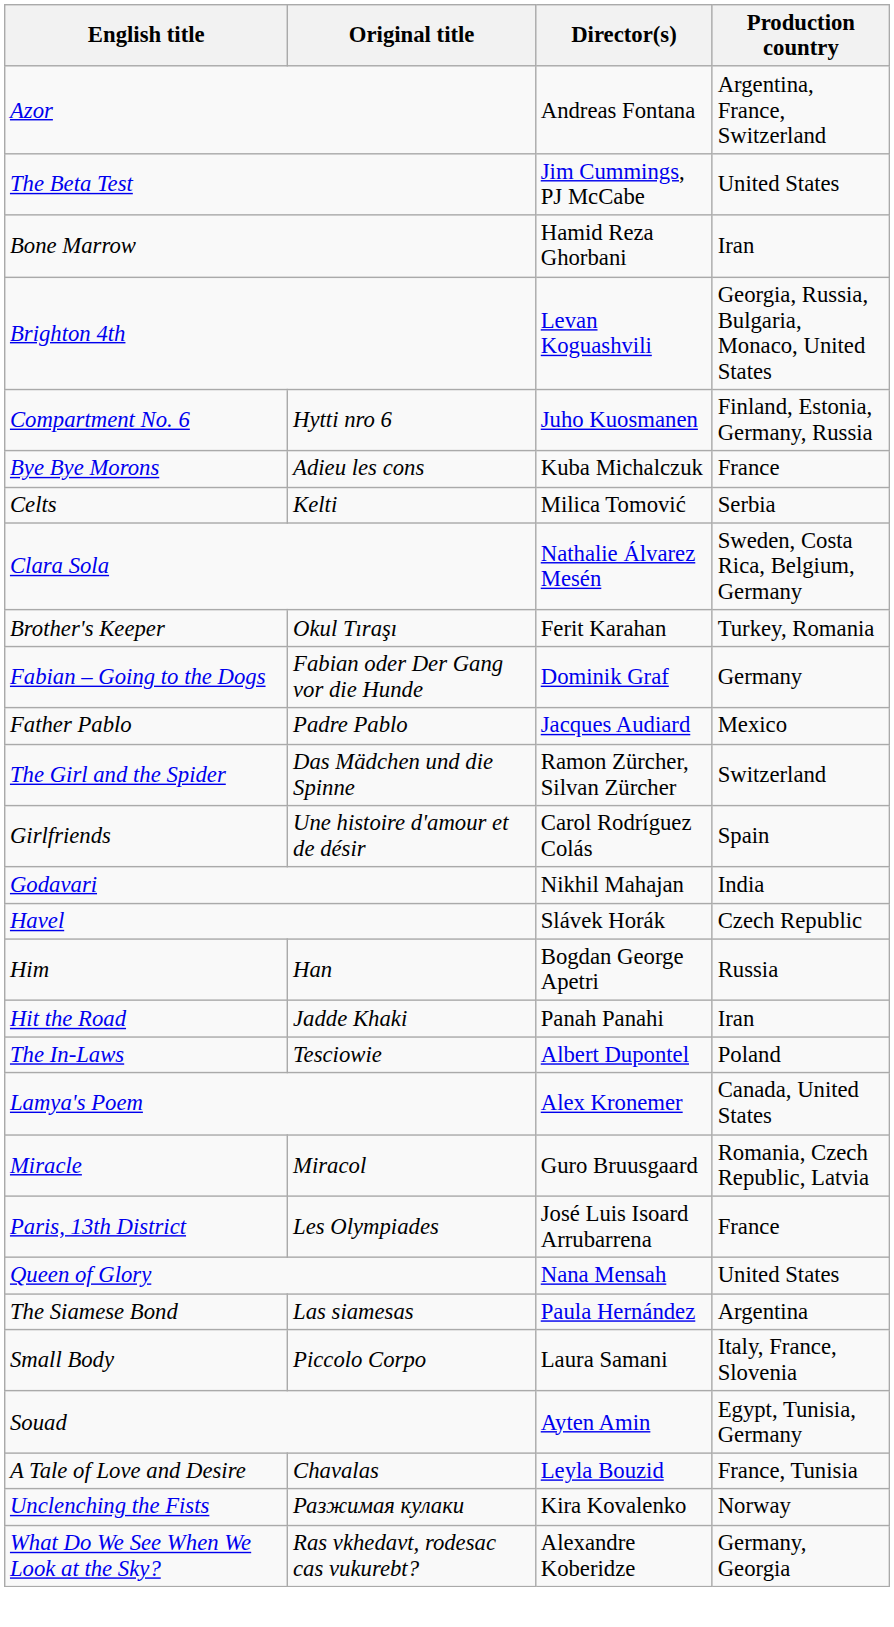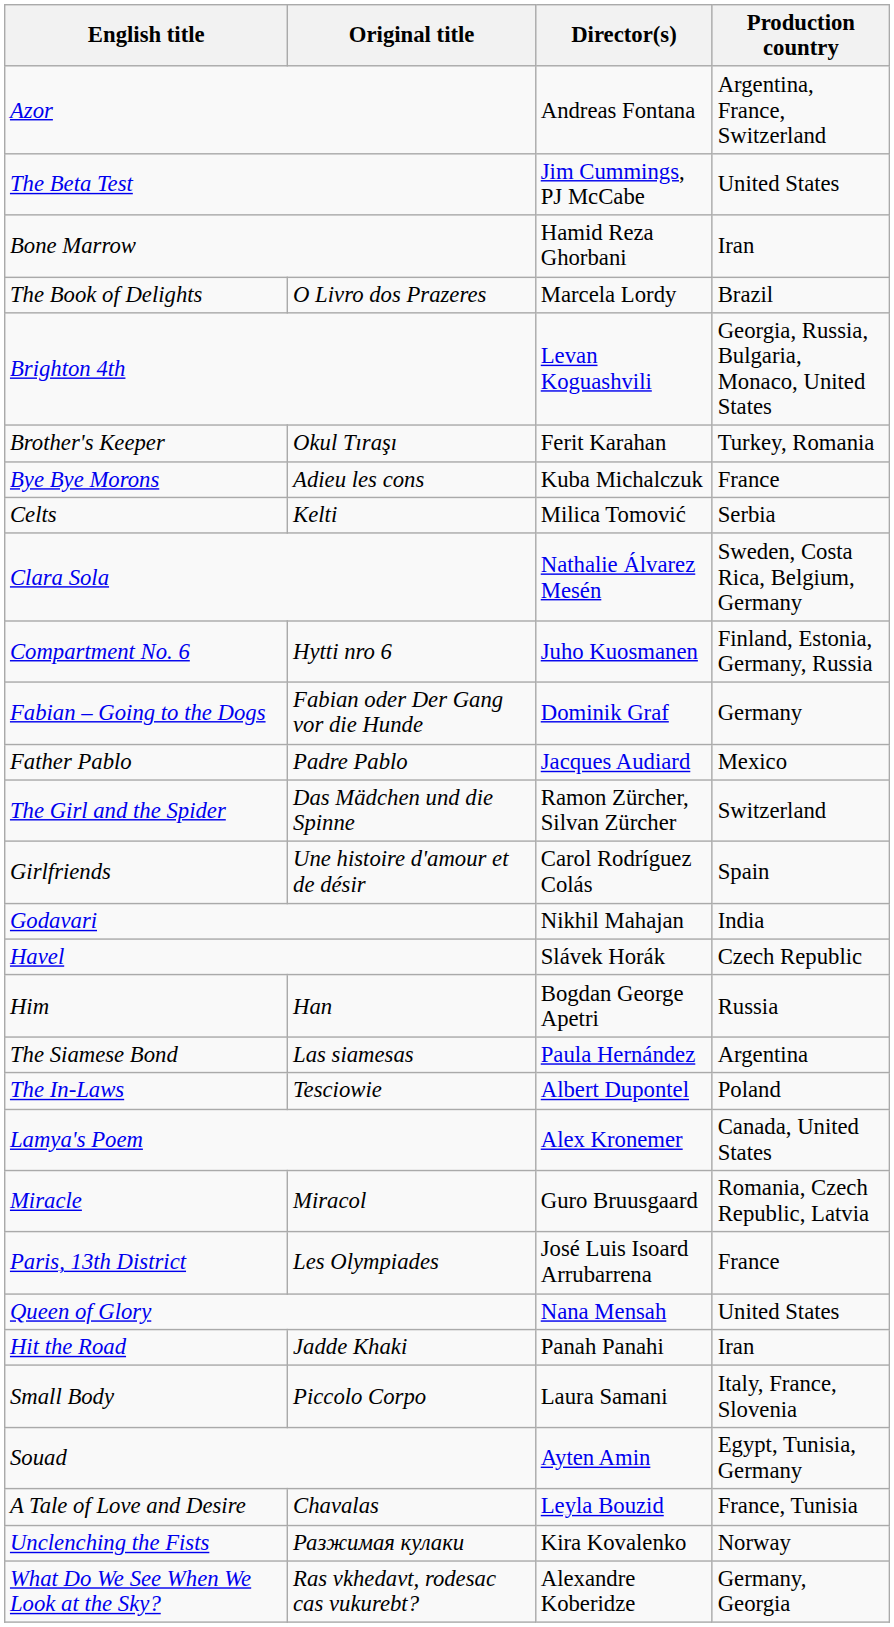+ row: (106, 294)
rows swapped: (87, 627) <-> (100, 419)
rows swapped: (68, 1018) <-> (94, 1311)
